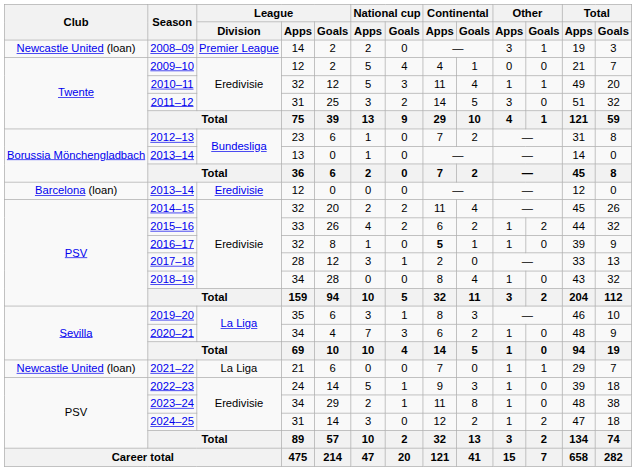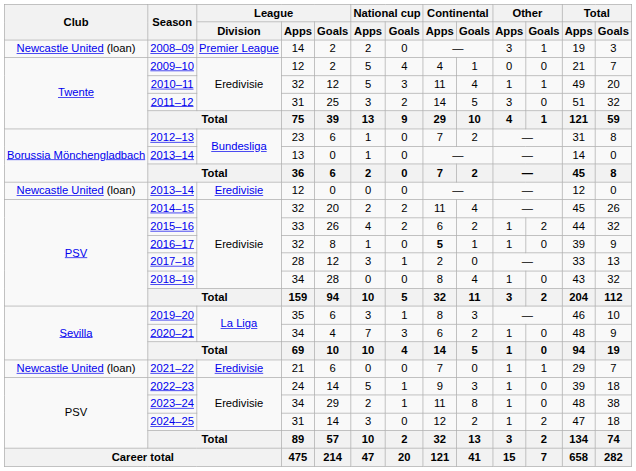(76, 191) Barcelona (loan) -> (76, 191) Newcastle United (loan)
(239, 368) La Liga -> (239, 368) Eredivisie
